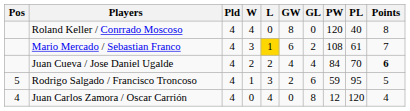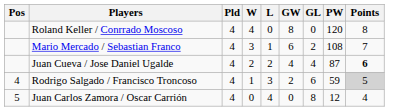- column: (356, 13)
(270, 47) gold background -> (270, 47) no background
(335, 64) 84 -> (335, 64) 87
(17, 81) 5 -> (17, 81) 4
(386, 81) no background -> (365, 81) lightgrey background
(17, 98) 4 -> (17, 98) 5
